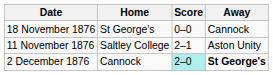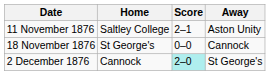rows swapped: (51, 45) <-> (51, 29)
(237, 62) bold -> (235, 62) normal
